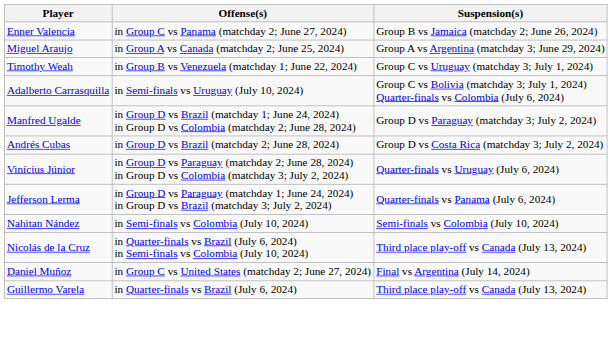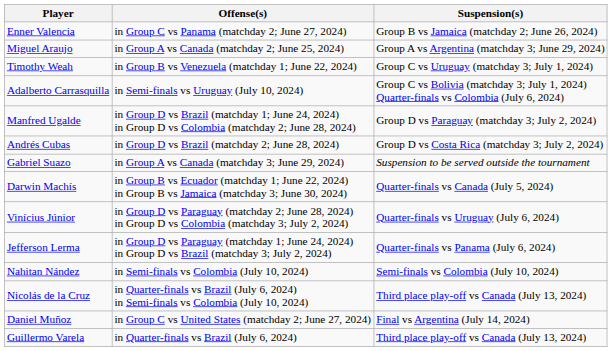+ row: (39, 162)
+ row: (42, 186)
